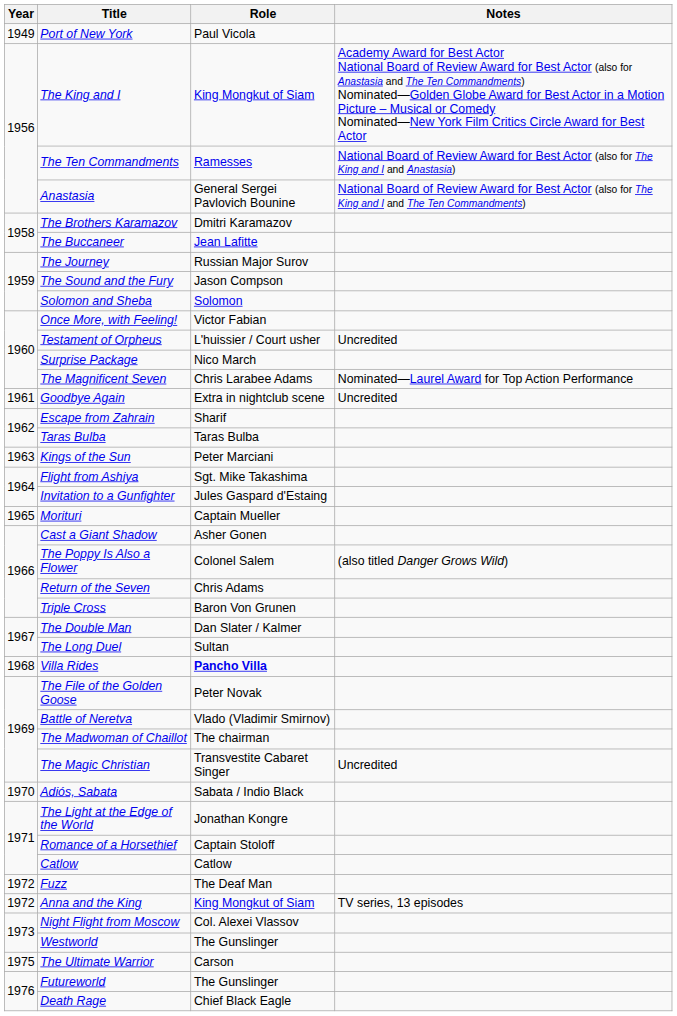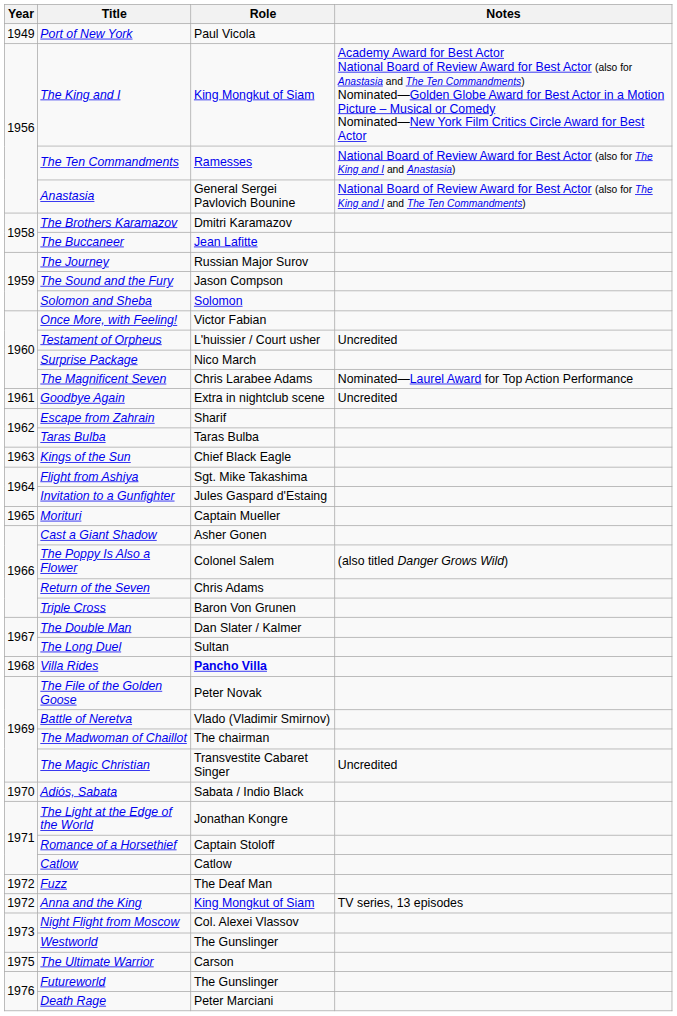(234, 457) Peter Marciani -> (243, 457) Chief Black Eagle
(243, 1001) Chief Black Eagle -> (234, 1001) Peter Marciani
